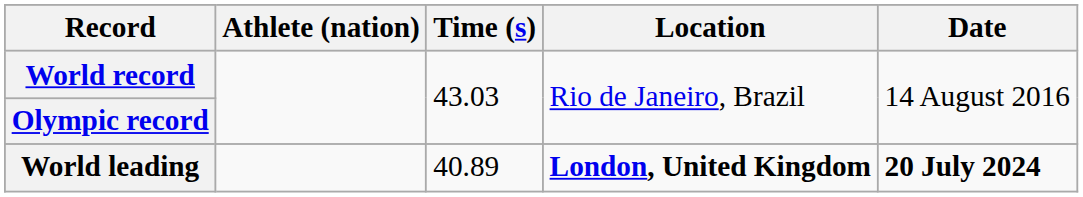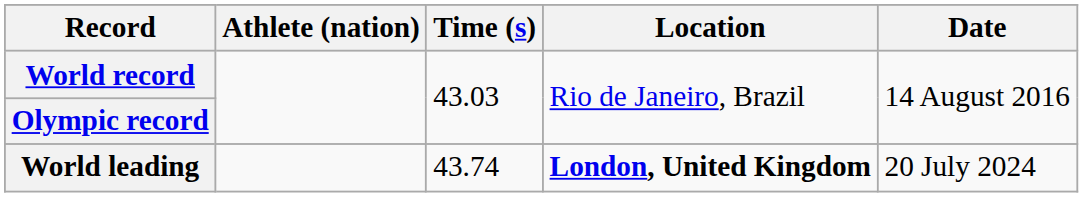(466, 167) 40.89 -> (466, 167) 43.74
(963, 167) bold -> (960, 167) normal
